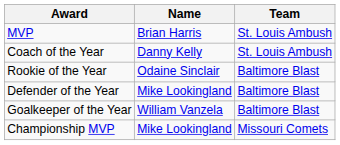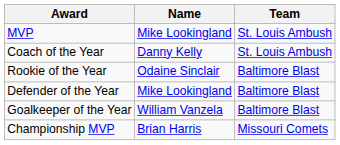(169, 33) Brian Harris -> (185, 33) Mike Lookingland
(185, 129) Mike Lookingland -> (169, 129) Brian Harris
